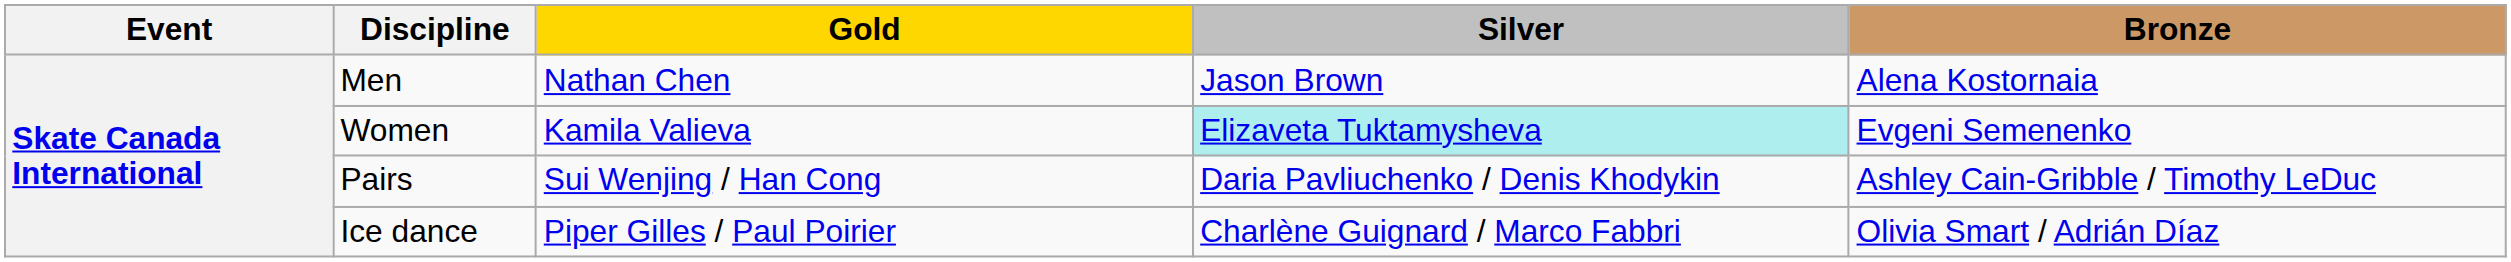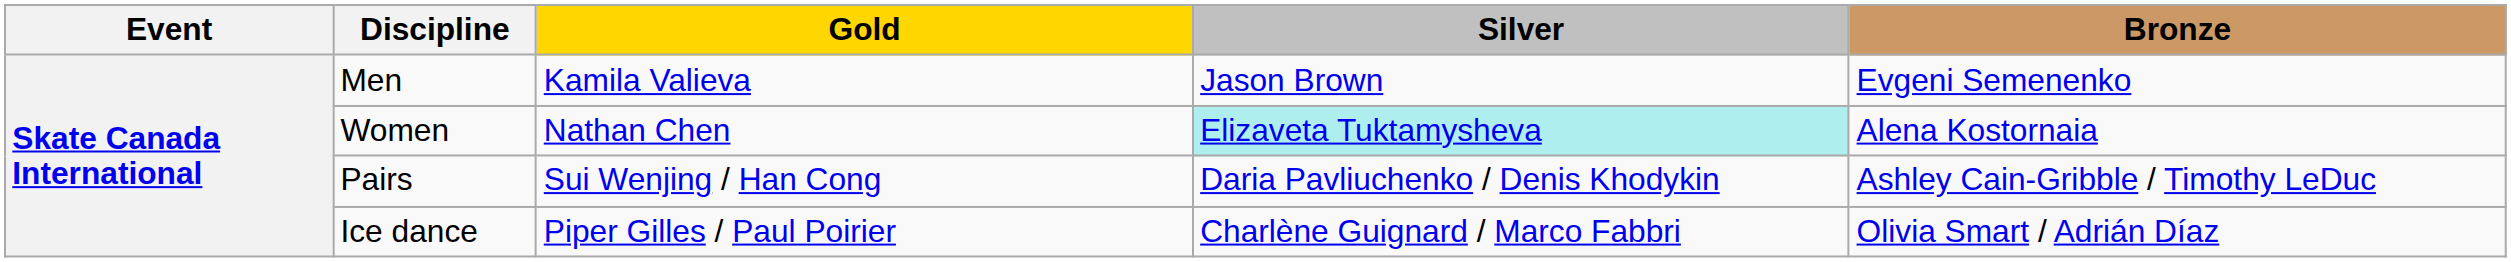(637, 79) Nathan Chen -> (647, 79) Kamila Valieva
(1977, 79) Alena Kostornaia -> (1994, 79) Evgeni Semenenko
(647, 130) Kamila Valieva -> (637, 130) Nathan Chen
(1994, 130) Evgeni Semenenko -> (1977, 130) Alena Kostornaia
